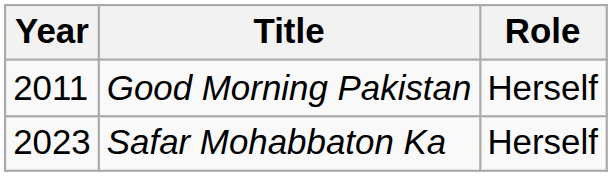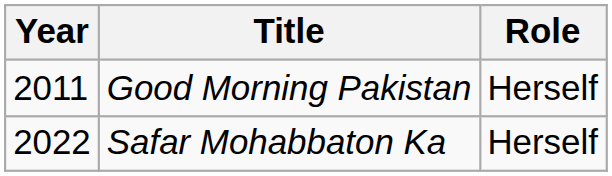(52, 142) 2023 -> (52, 142) 2022
